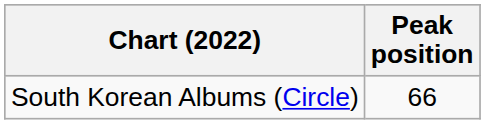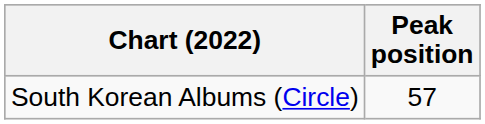(422, 97) 66 -> (422, 97) 57
